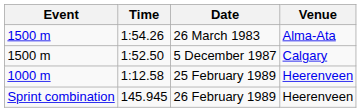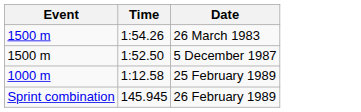- column: (318, 14)
